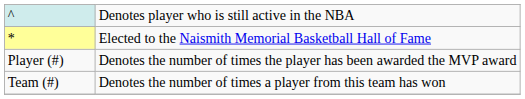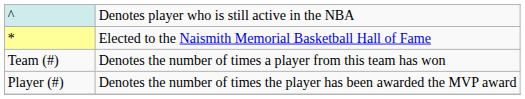rows swapped: (36, 60) <-> (33, 82)
